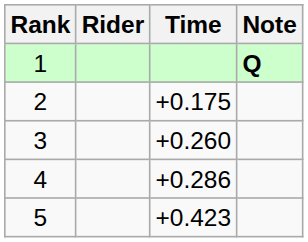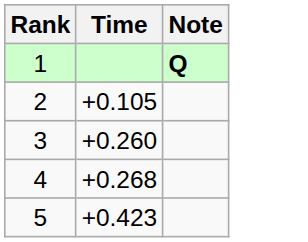- column: (113, 24)
(193, 102) +0.175 -> (119, 102) +0.105
(193, 179) +0.286 -> (119, 179) +0.268
